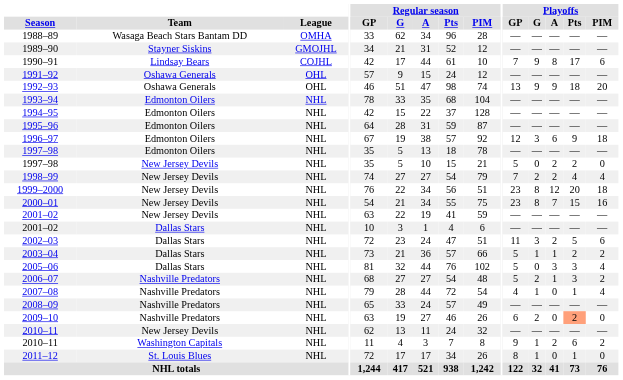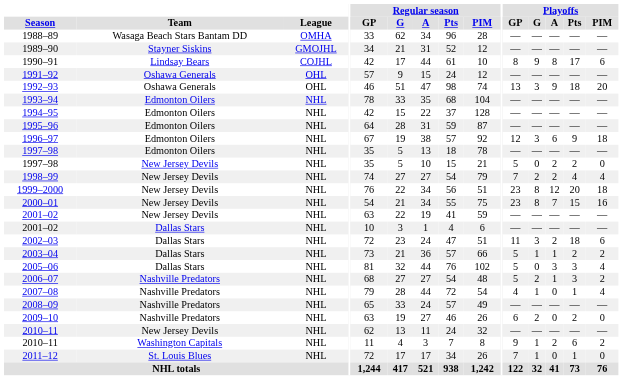(515, 61) 7 -> (515, 61) 8
(537, 87) 9 -> (537, 87) 3
(575, 240) 5 -> (575, 240) 18
(575, 317) lightsalmon background -> (575, 317) no background
(515, 356) 8 -> (515, 356) 7
